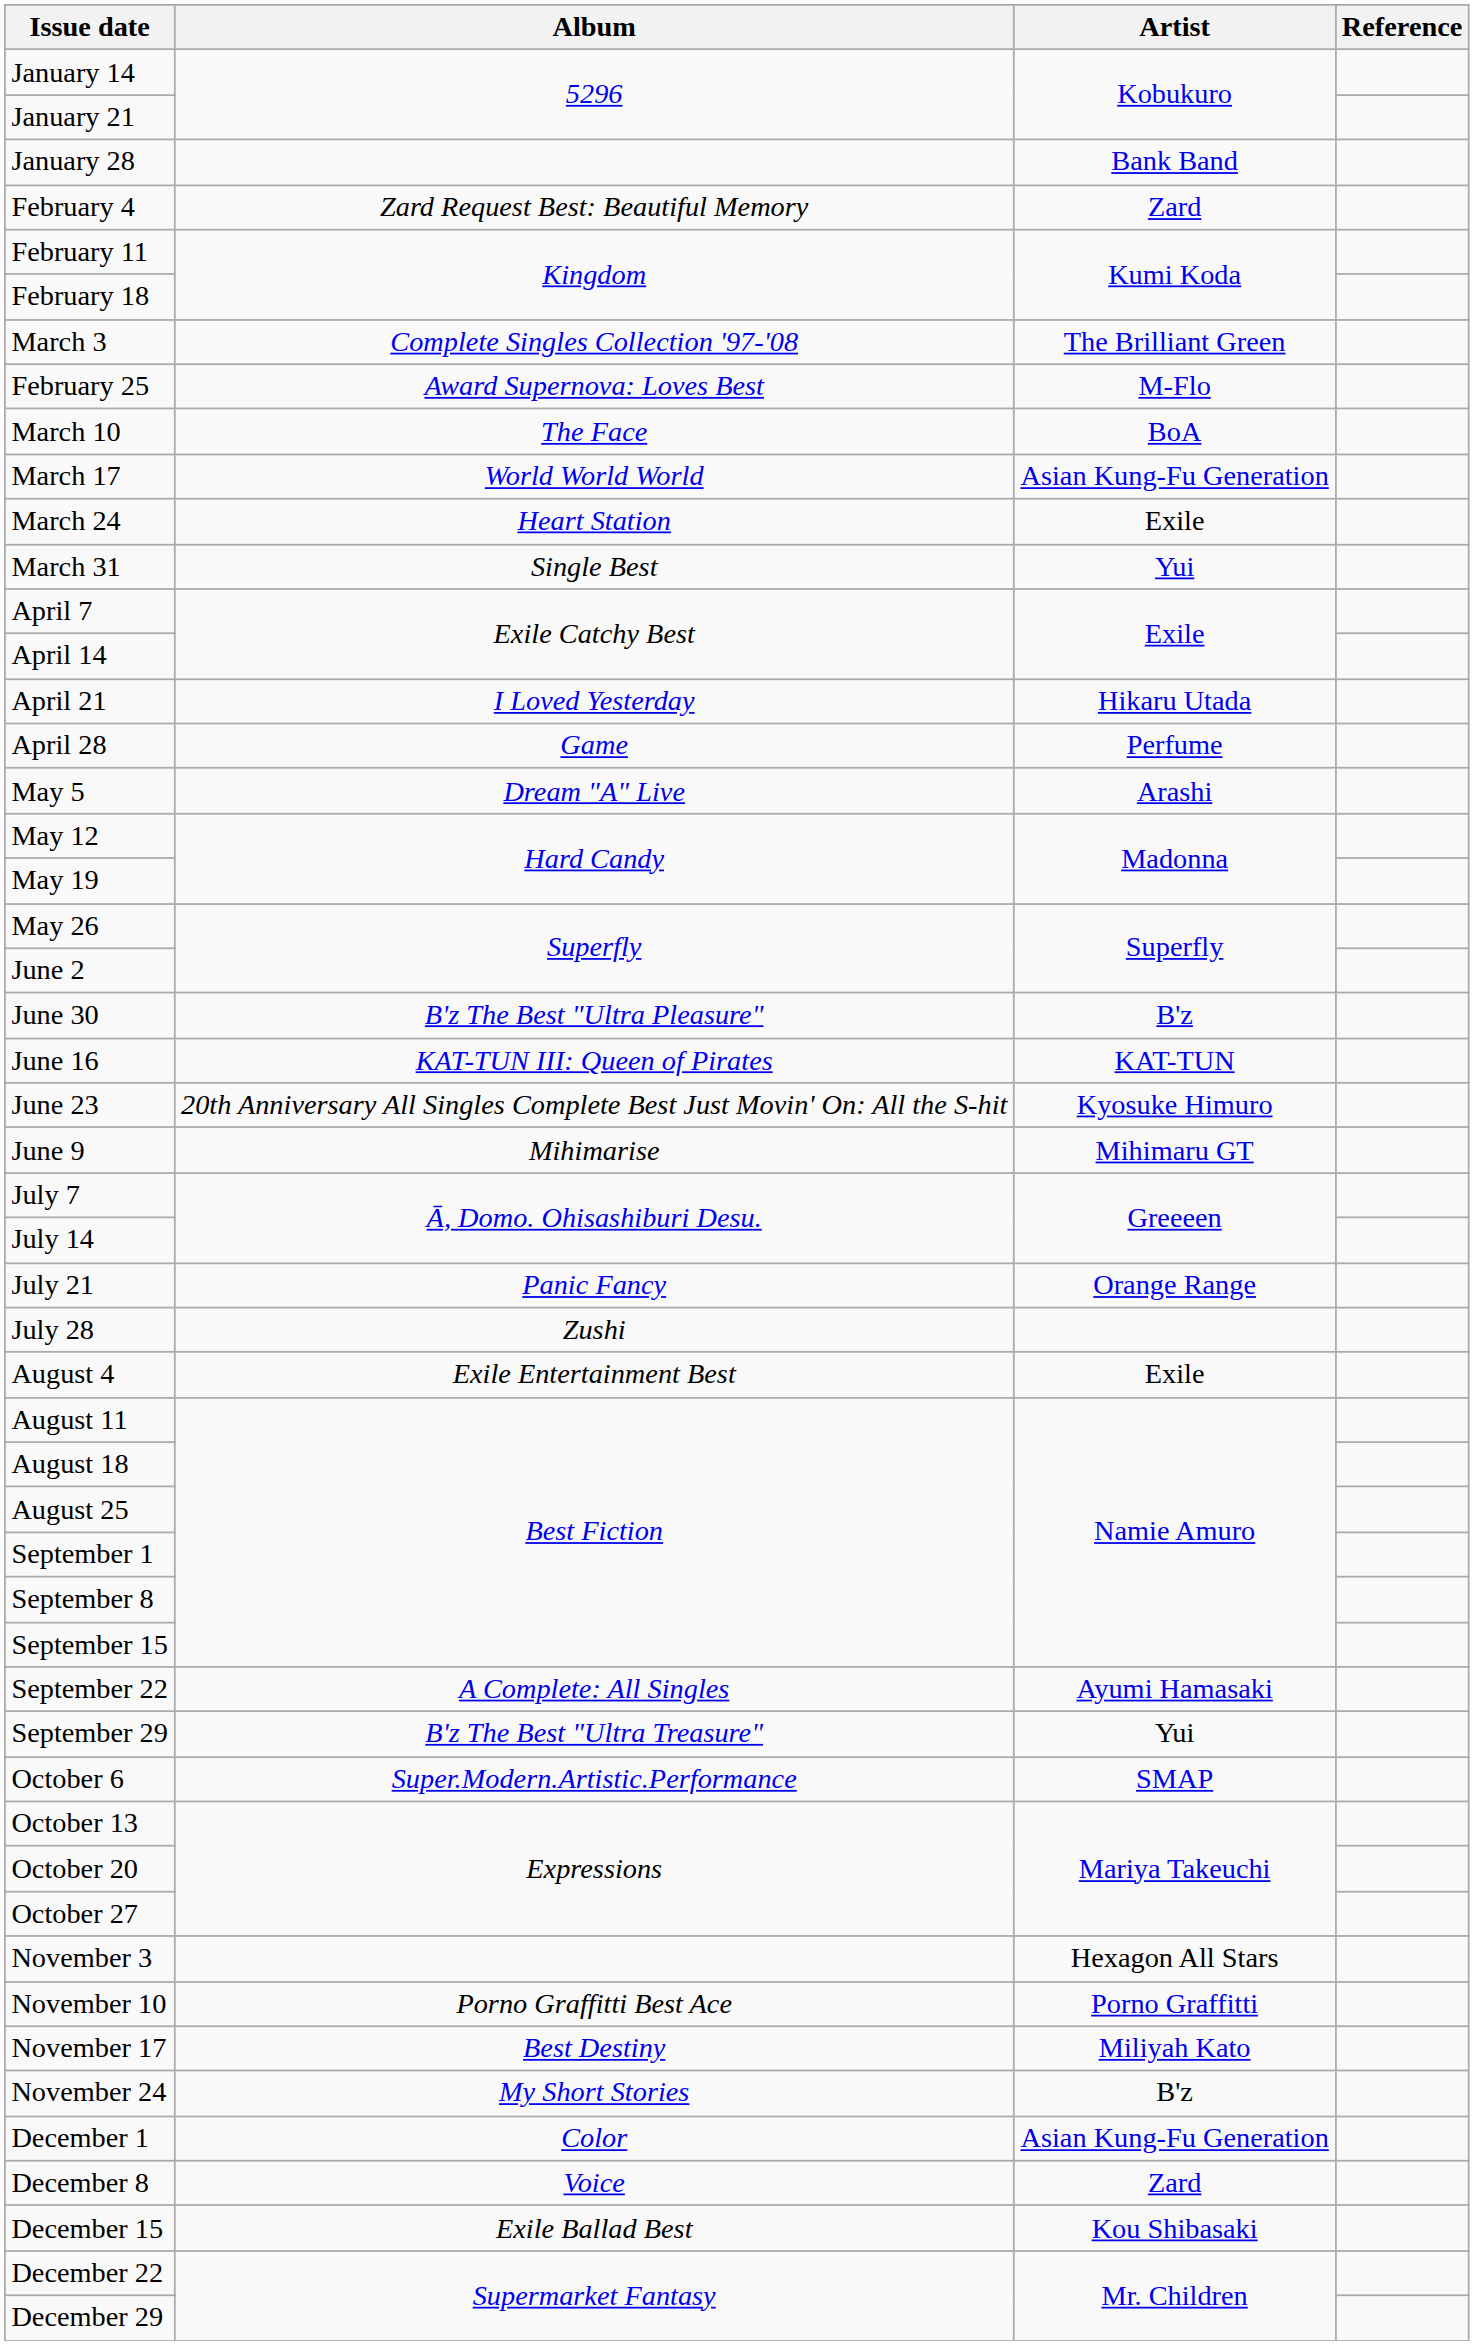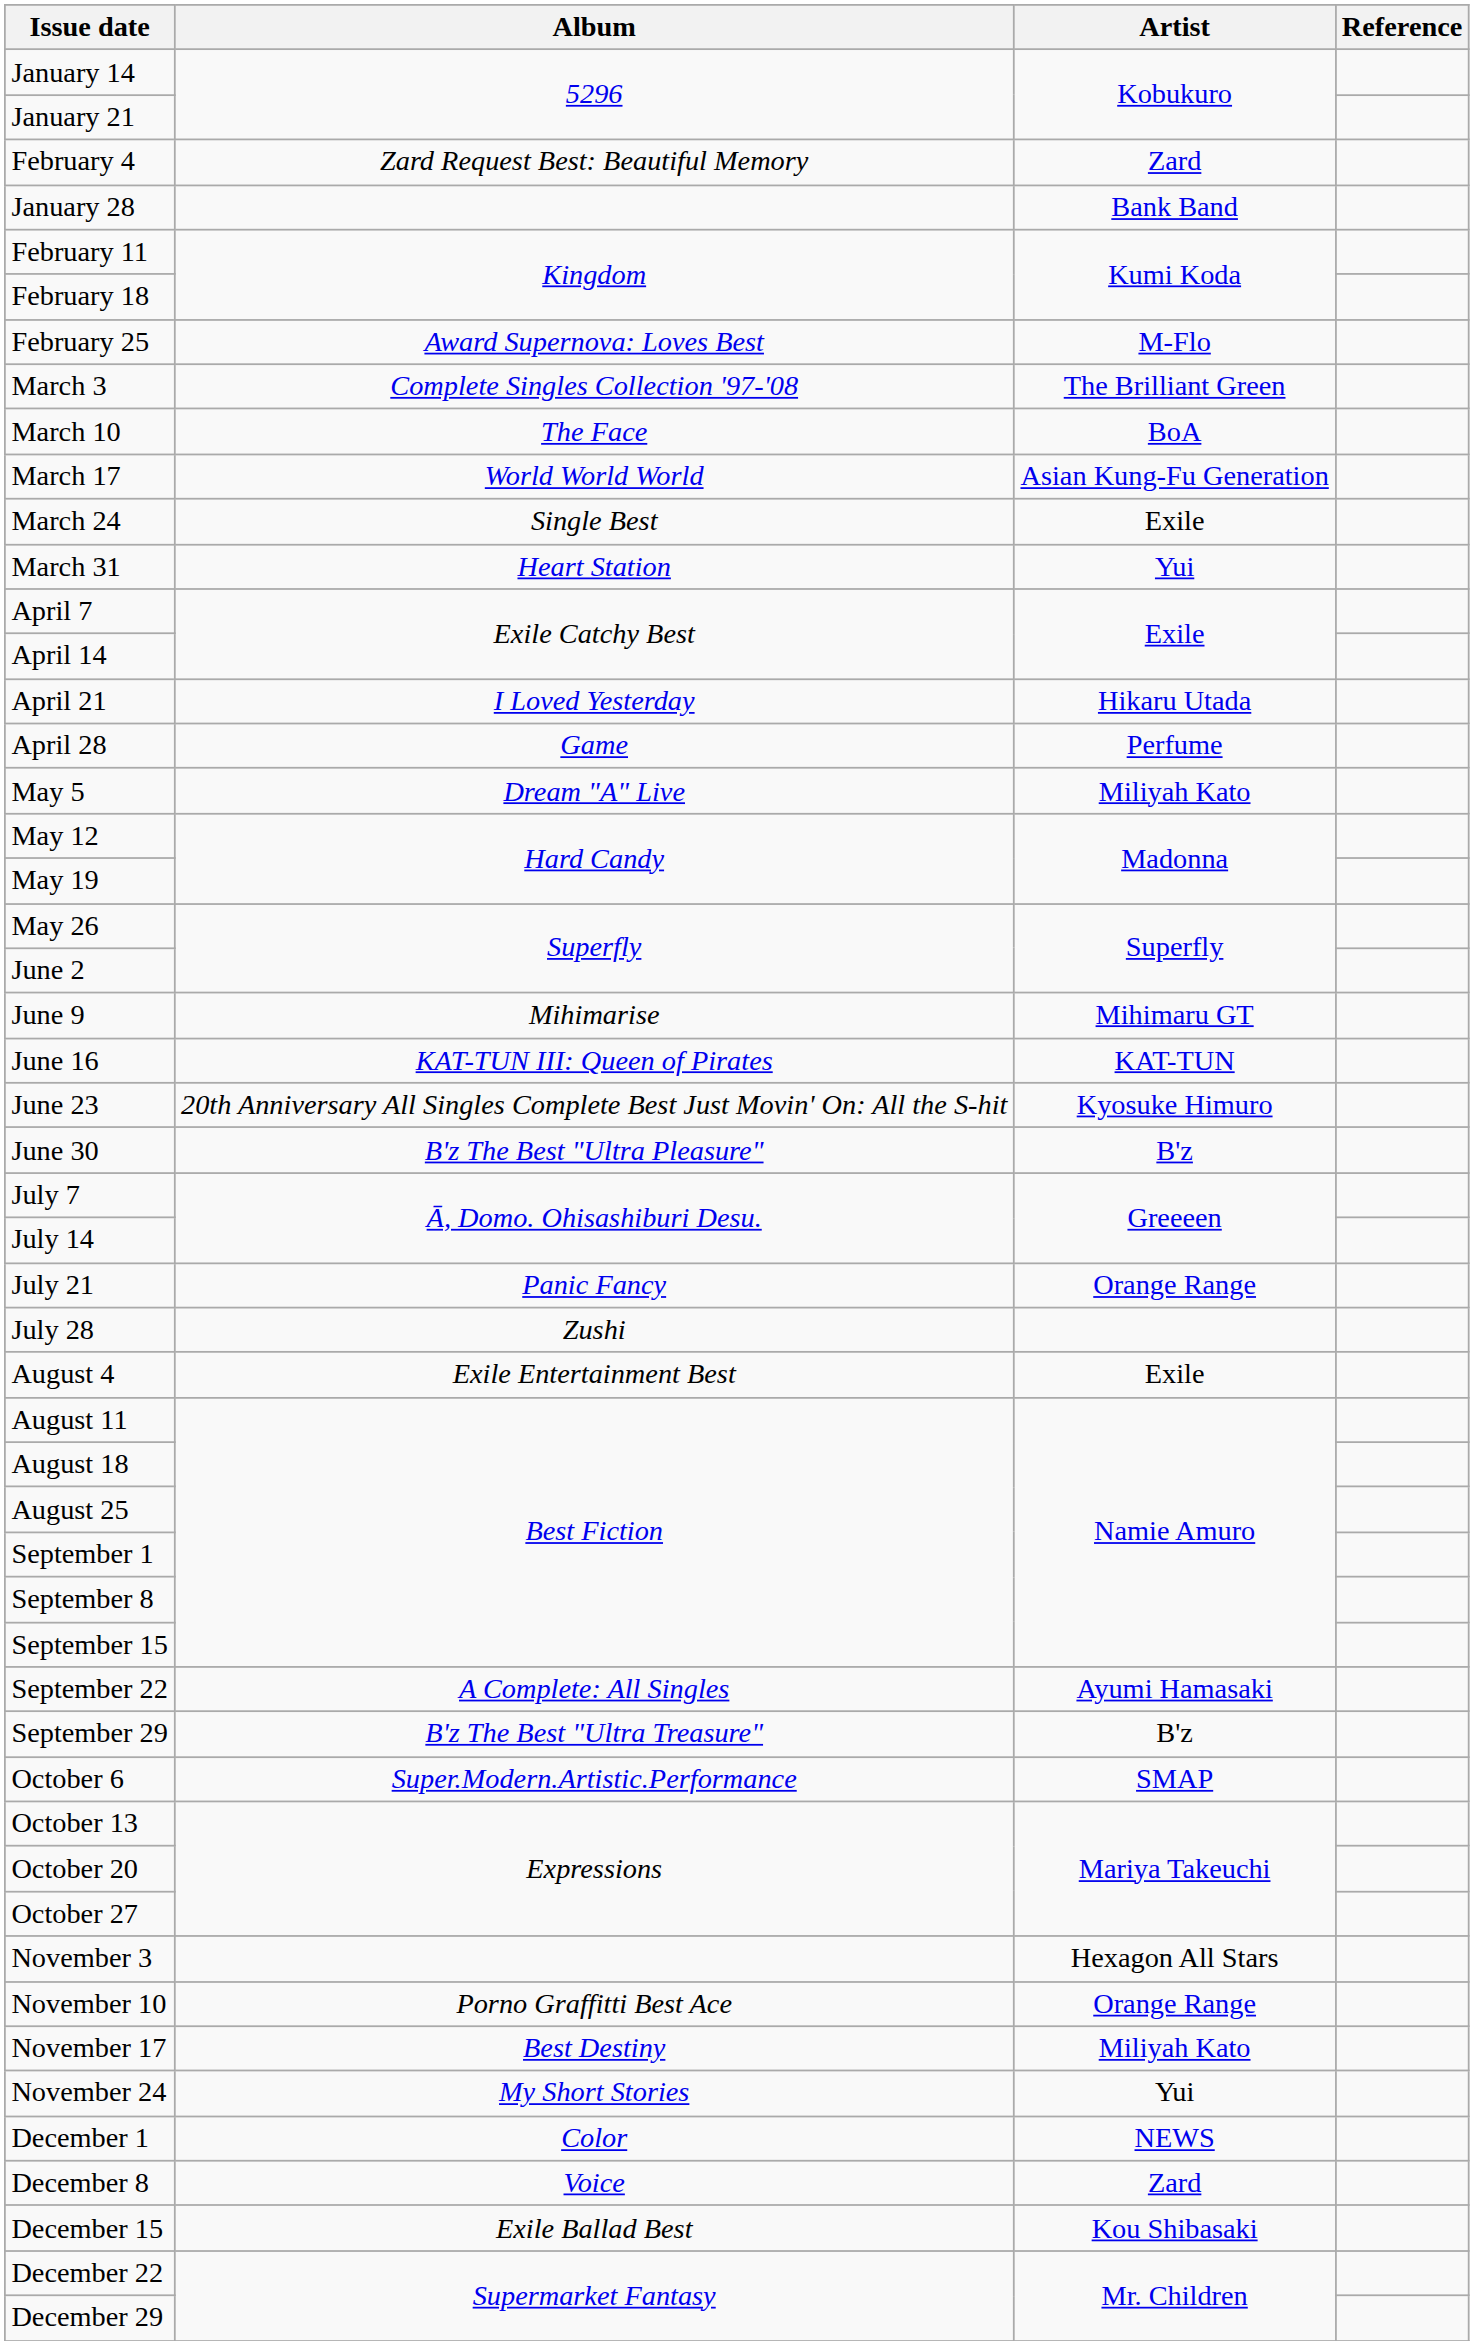rows swapped: (73, 161) <-> (73, 206)
rows swapped: (80, 386) <-> (59, 341)
(594, 521) Heart Station -> (594, 521) Single Best
(594, 565) Single Best -> (594, 565) Heart Station
(1175, 790) Arashi -> (1175, 790) Miliyah Kato
rows swapped: (48, 1149) <-> (55, 1015)
(1175, 1733) Yui -> (1175, 1733) B'z
(1175, 2003) Porno Graffitti -> (1175, 2003) Orange Range
(1175, 2092) B'z -> (1175, 2092) Yui
(1175, 2137) Asian Kung-Fu Generation -> (1175, 2137) NEWS
